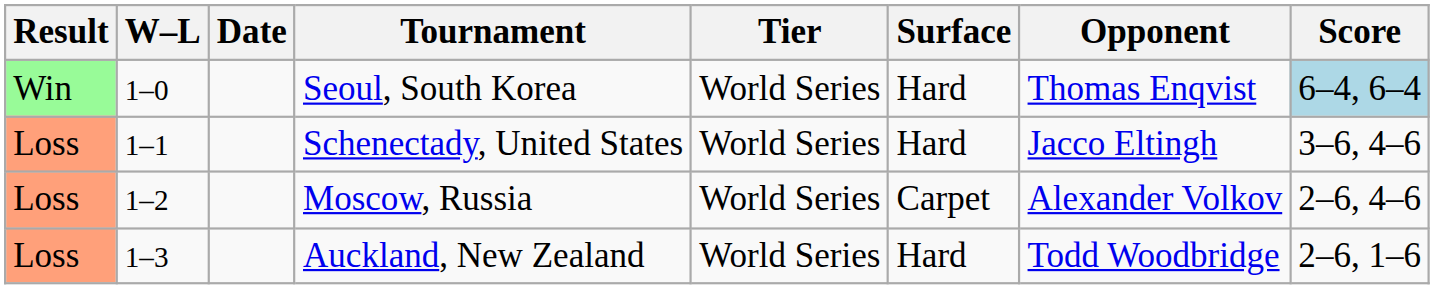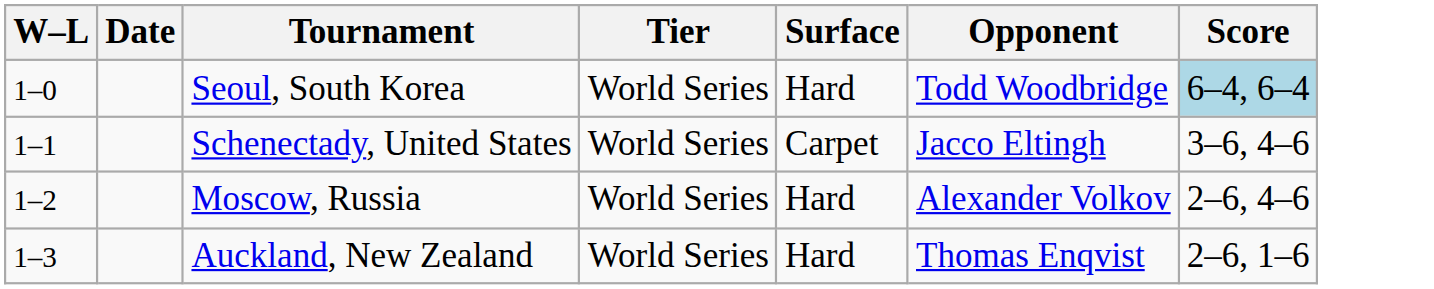- column: (61, 32)
(1142, 87) Thomas Enqvist -> (1042, 87) Todd Woodbridge
(932, 143) Hard -> (832, 143) Carpet
(943, 198) Carpet -> (820, 198) Hard
(1154, 254) Todd Woodbridge -> (1030, 254) Thomas Enqvist
